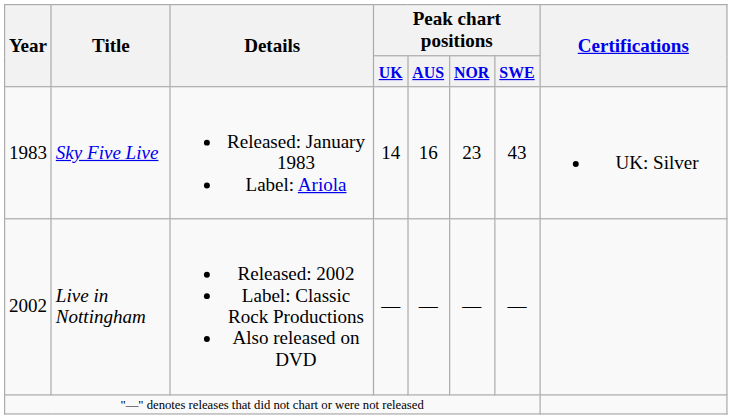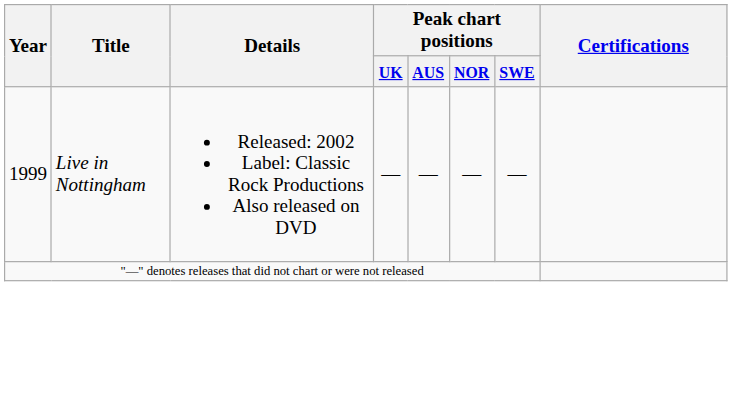- row: (107, 152)
(28, 306) 2002 -> (28, 174) 1999
